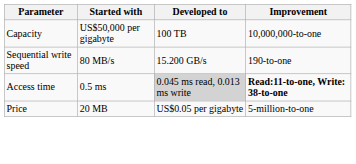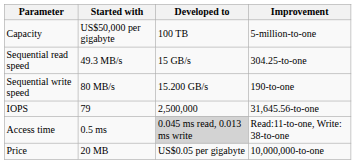(285, 33) 10,000,000-to-one -> (283, 33) 5-million-to-one
+ row: (37, 60)
+ row: (17, 108)
(297, 87) bold -> (296, 130) normal
(281, 108) 5-million-to-one -> (287, 151) 10,000,000-to-one
